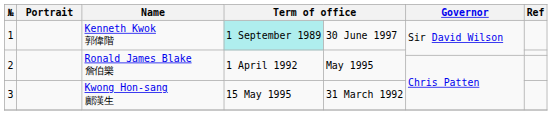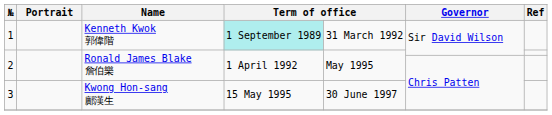(362, 35) 30 June 1997 -> (365, 35) 31 March 1992
(365, 95) 31 March 1992 -> (362, 95) 30 June 1997
